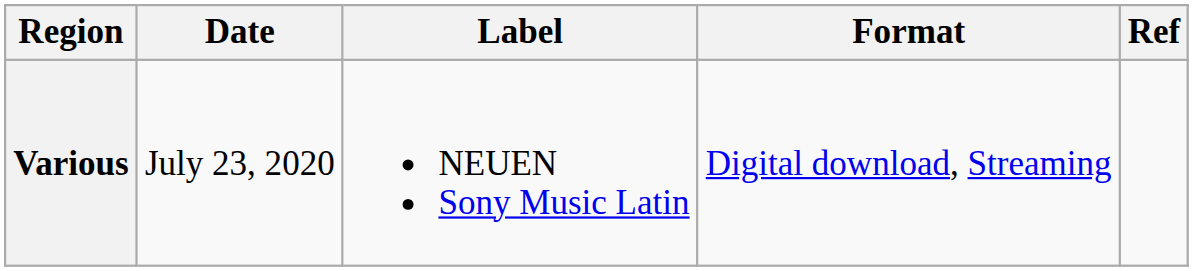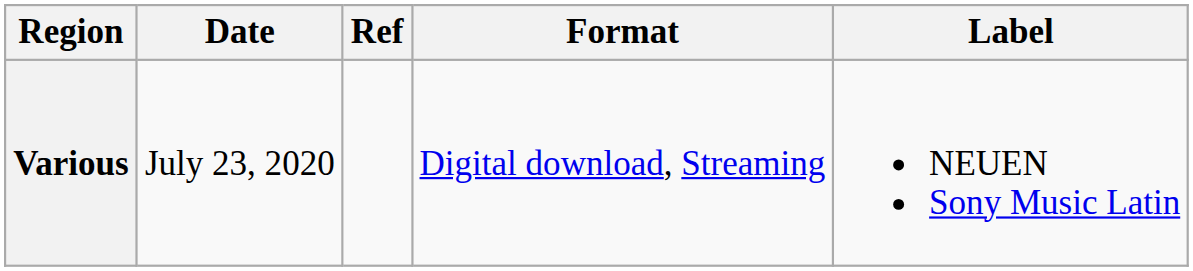columns swapped: (520, 32) <-> (1154, 32)
